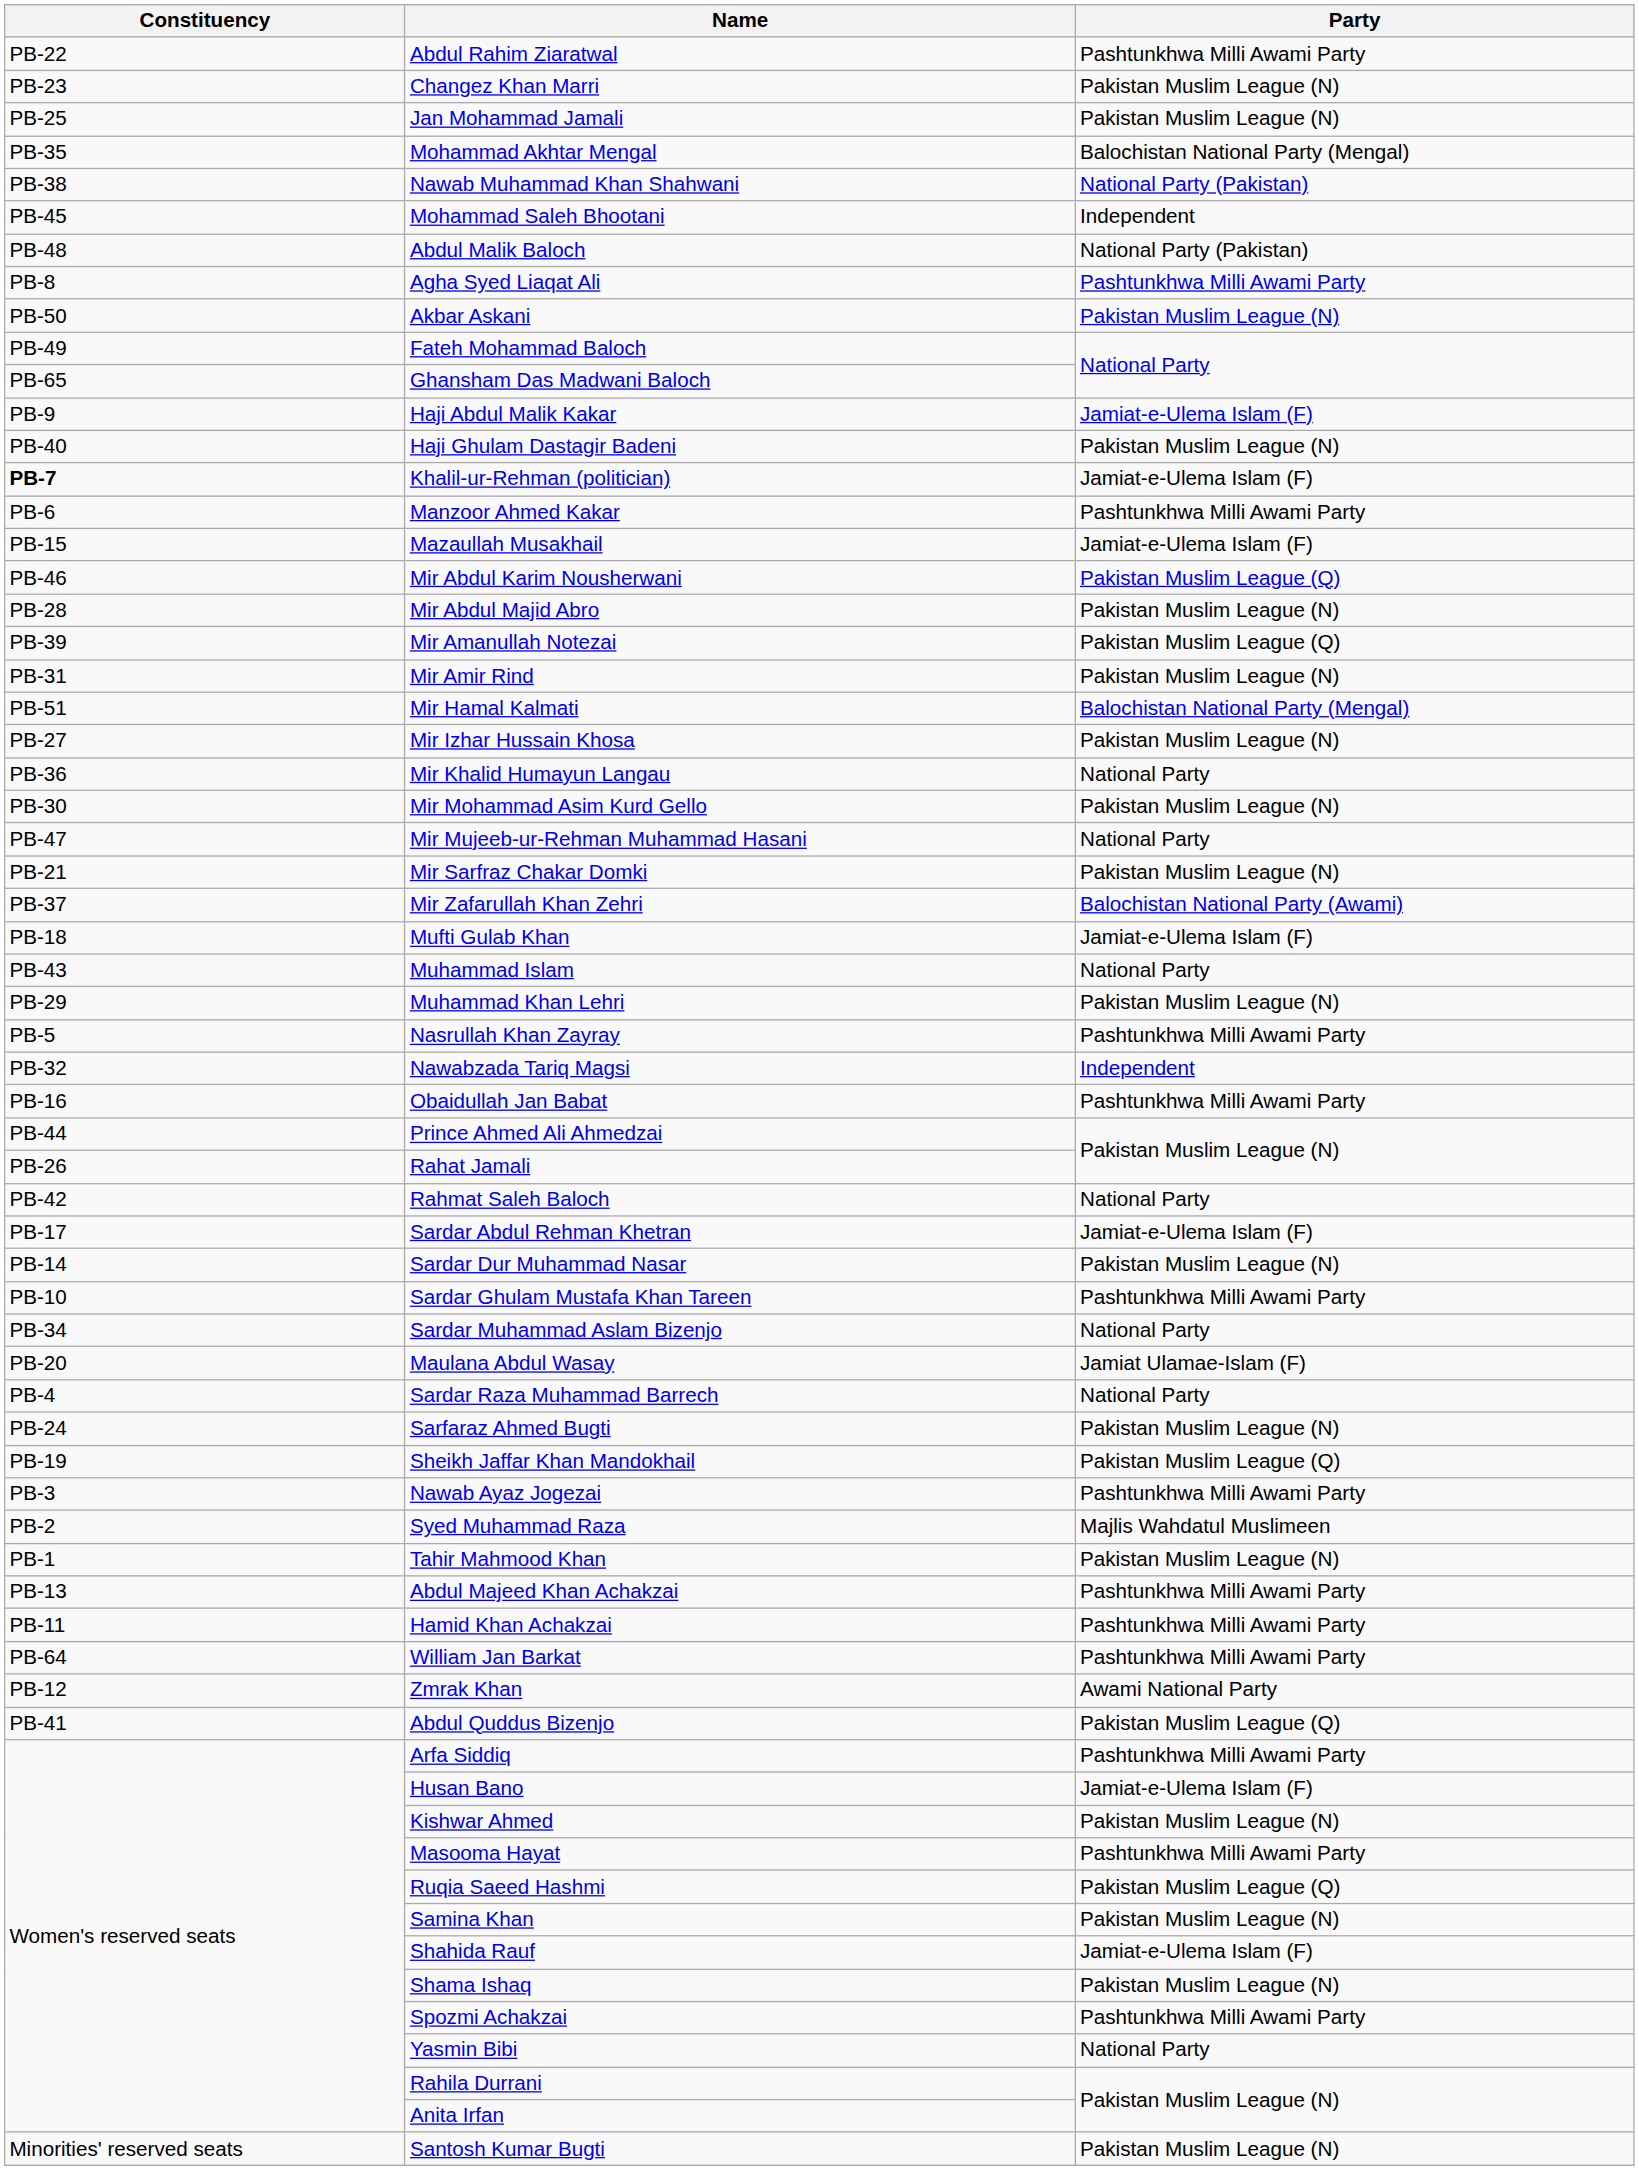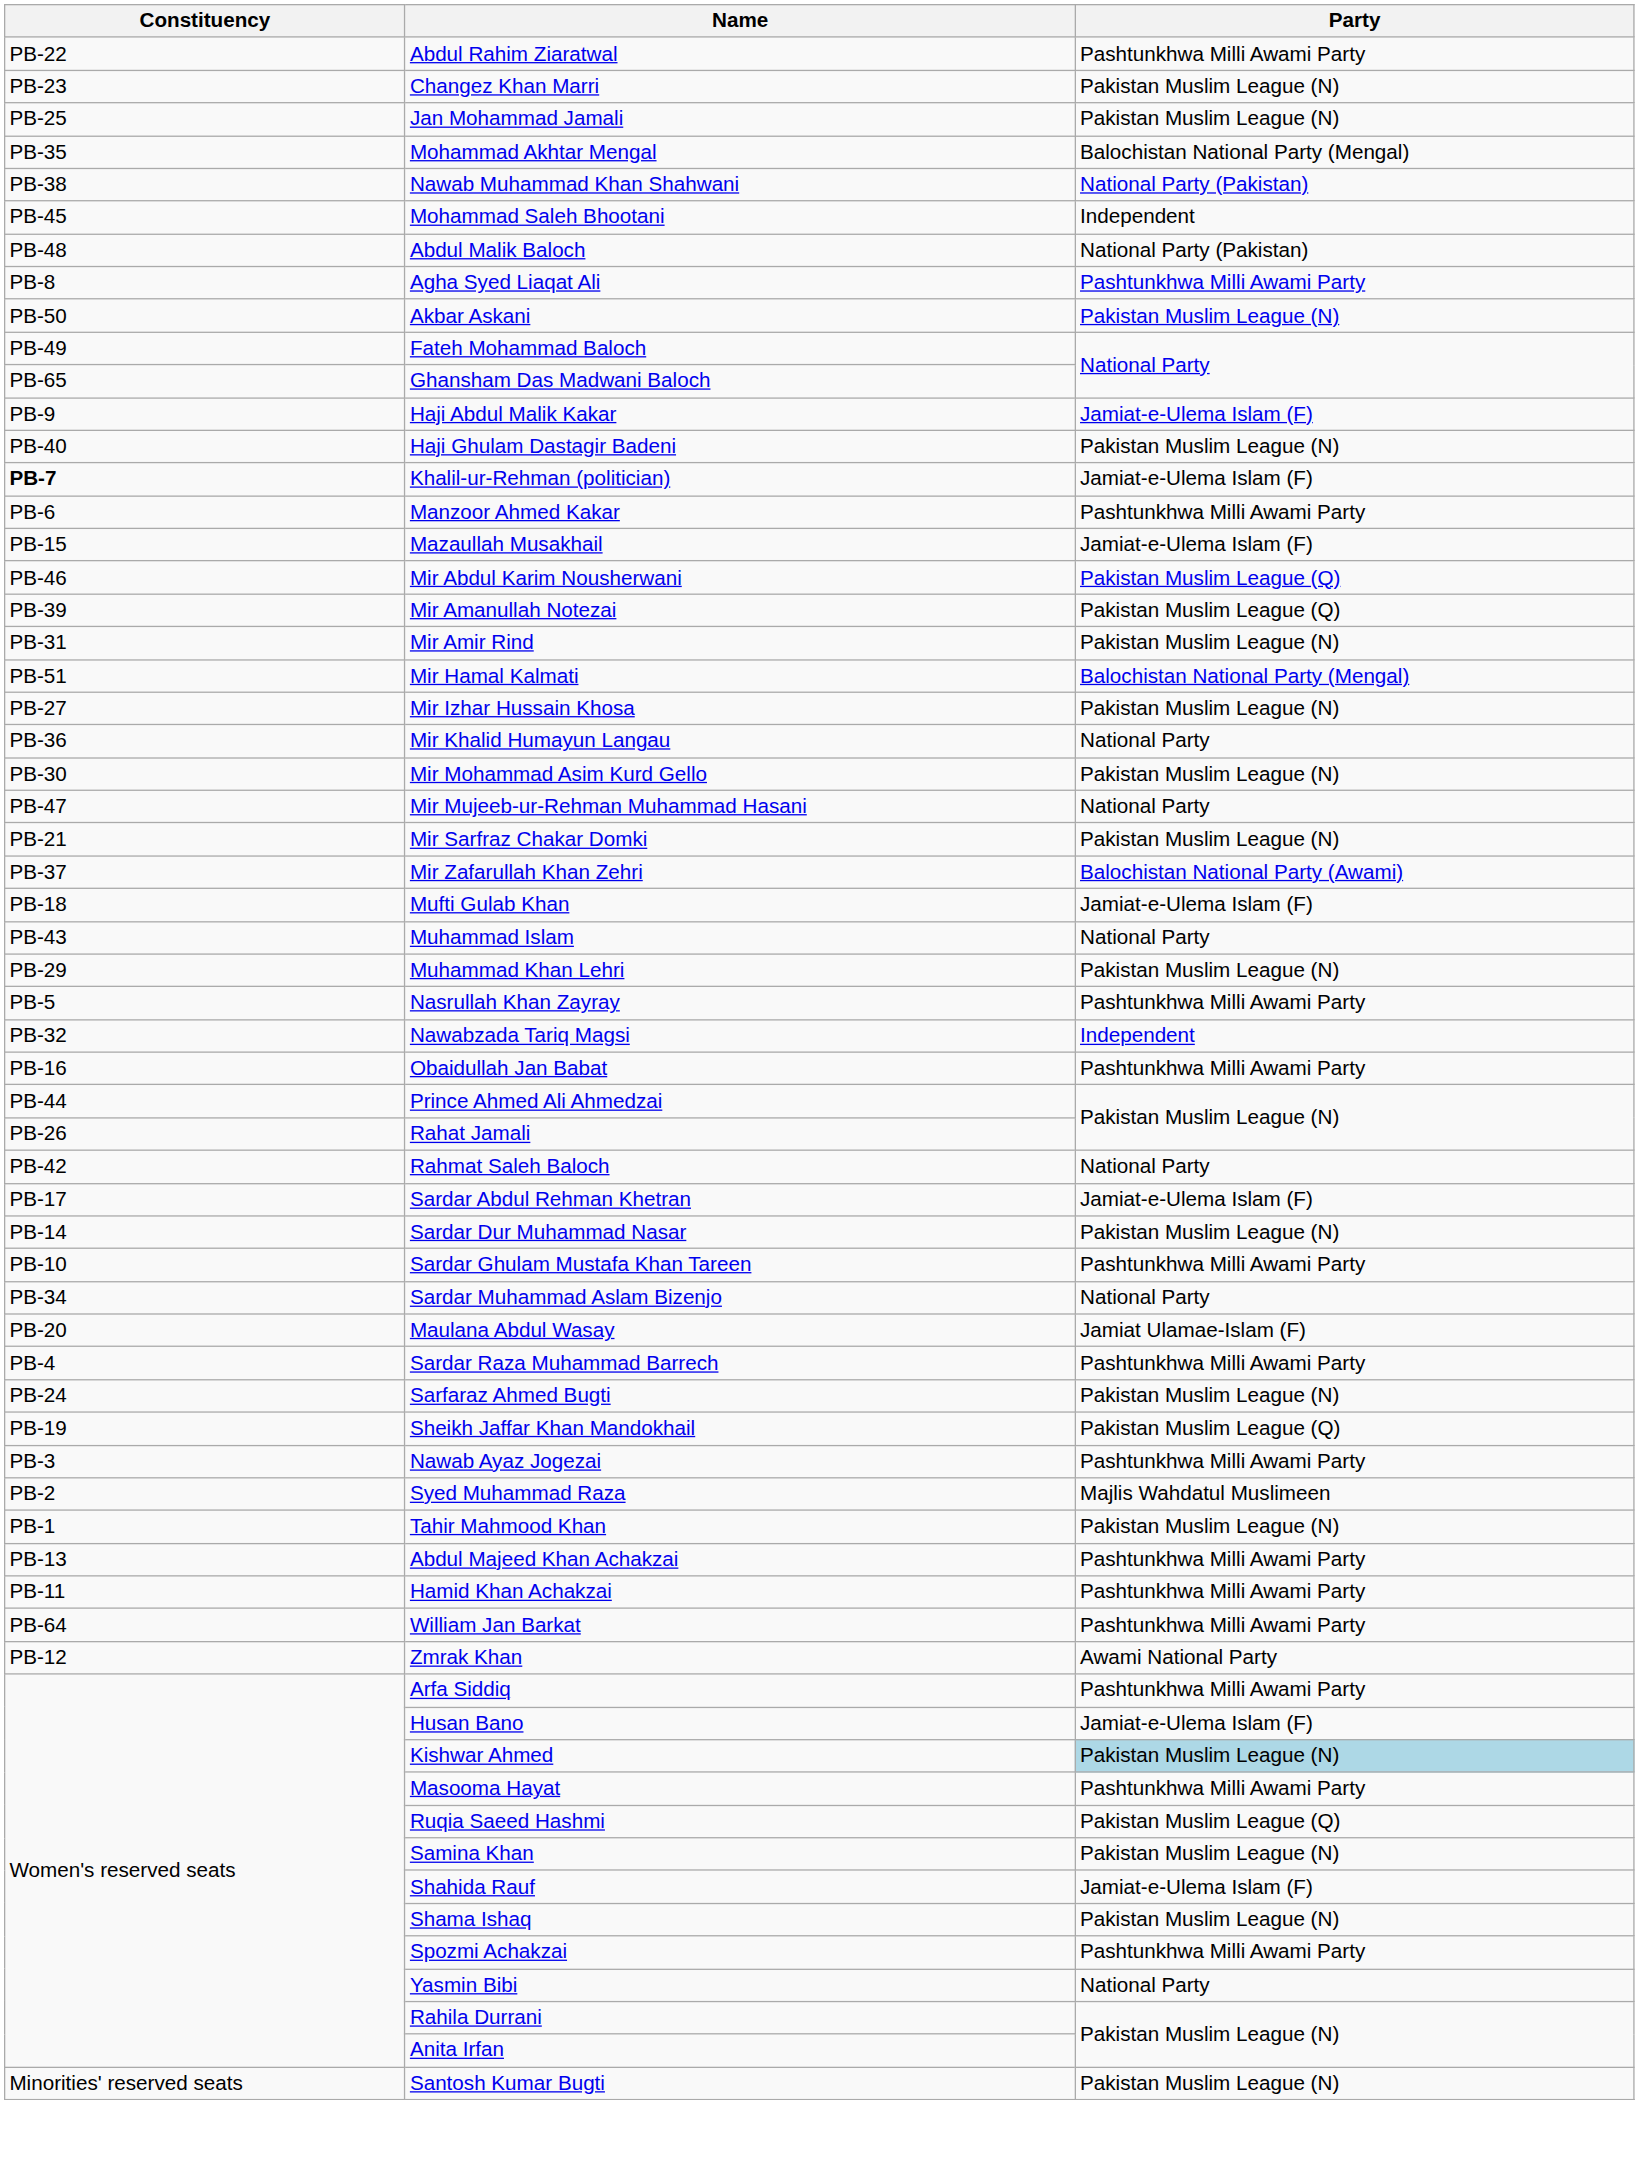- row: (505, 610)
(1145, 1395) National Party -> (1223, 1362) Pashtunkhwa Milli Awami Party
- row: (512, 1723)
(1210, 1821) no background -> (1210, 1755) lightblue background
